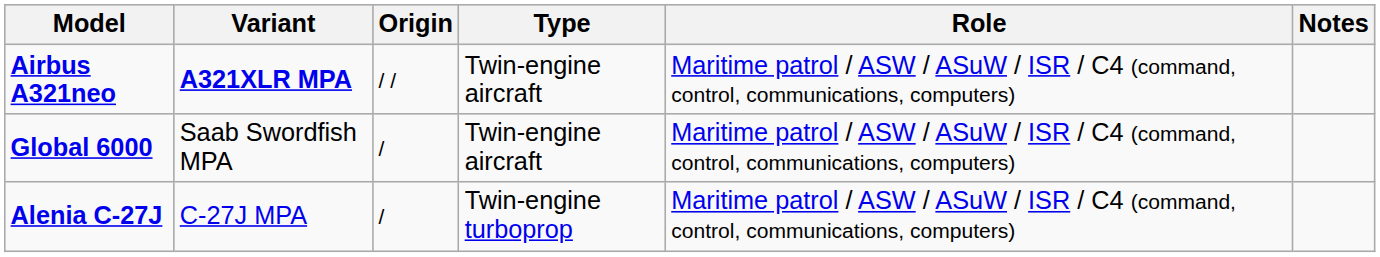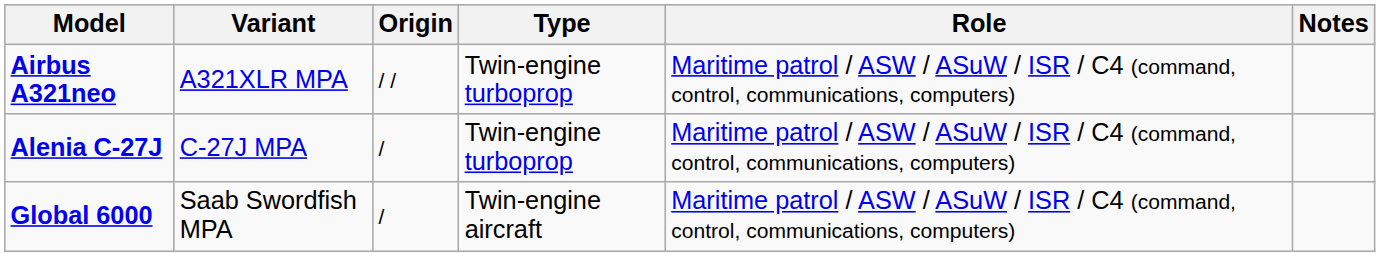(266, 78) bold -> (264, 78) normal
(533, 78) Twin-engine aircraft -> (533, 78) Twin-engine turboprop
rows swapped: (82, 147) <-> (86, 215)
